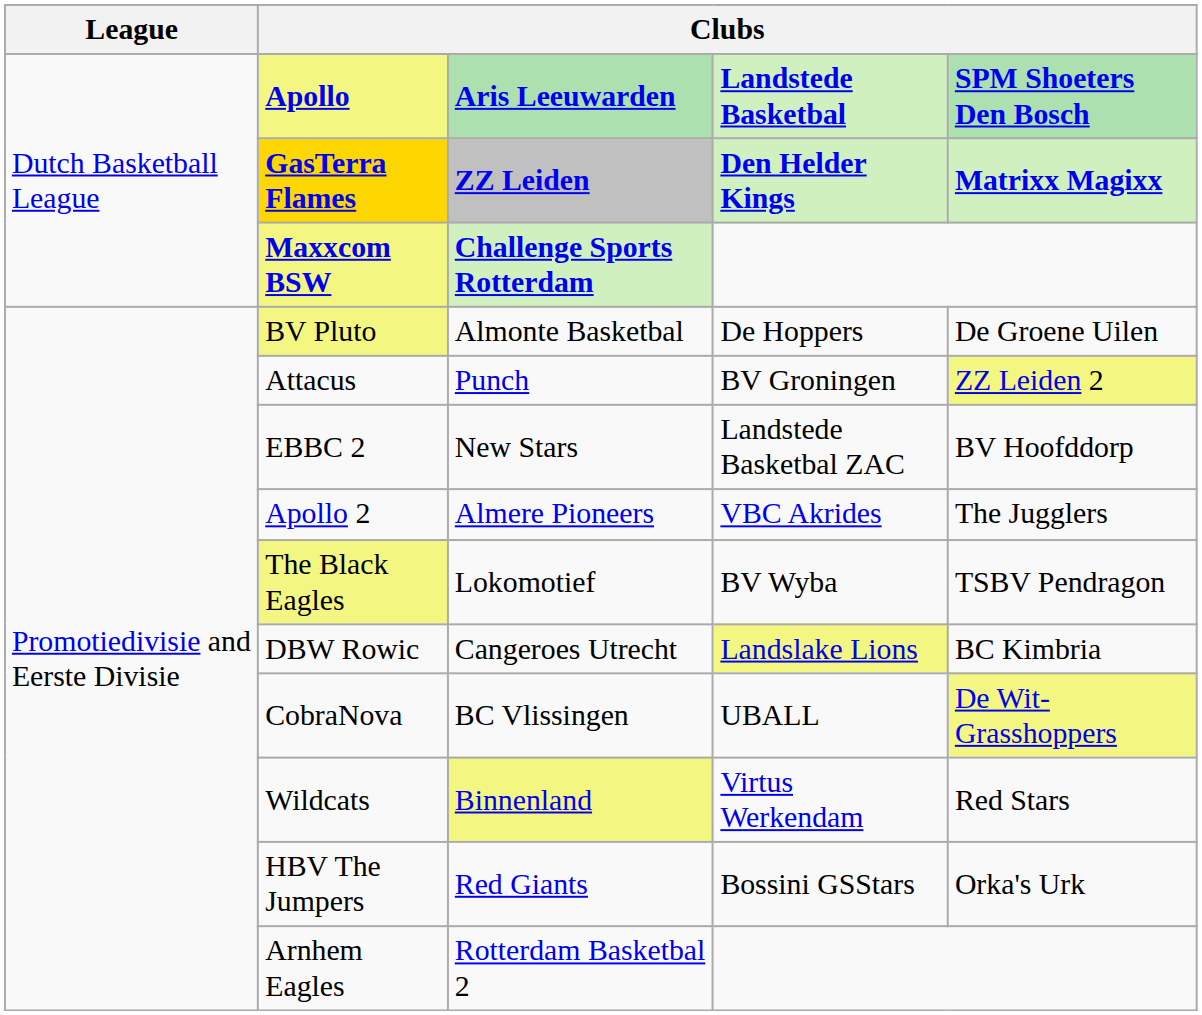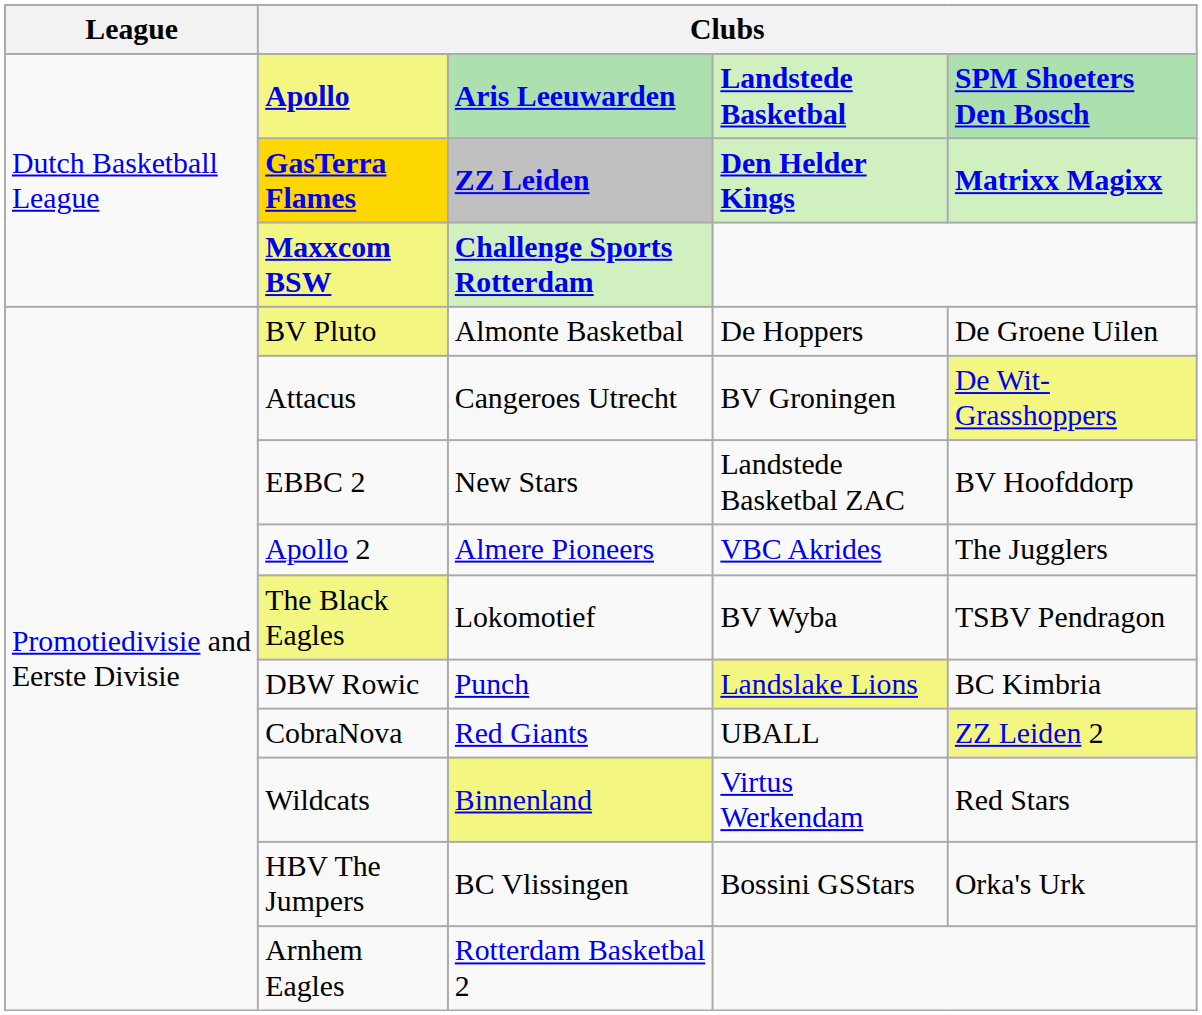(492, 380) Punch -> (566, 398) Cangeroes Utrecht
(1029, 380) ZZ Leiden 2 -> (1036, 398) De Wit-Grasshoppers
(566, 647) Cangeroes Utrecht -> (492, 683) Punch
(542, 714) BC Vlissingen -> (521, 732) Red Giants
(1036, 714) De Wit-Grasshoppers -> (1029, 732) ZZ Leiden 2
(521, 883) Red Giants -> (542, 883) BC Vlissingen
